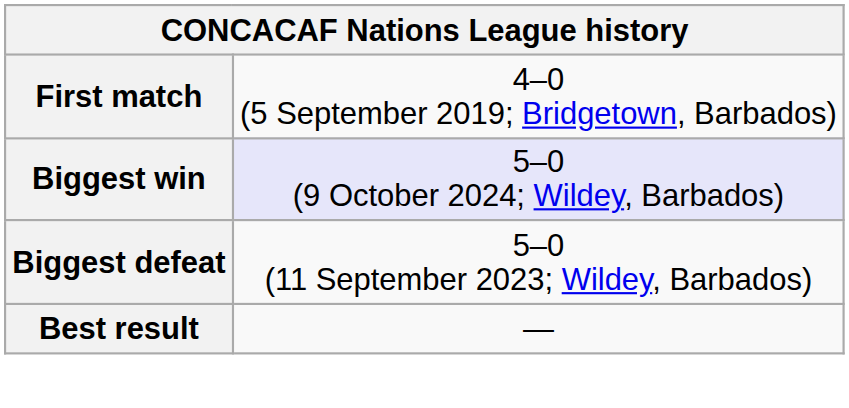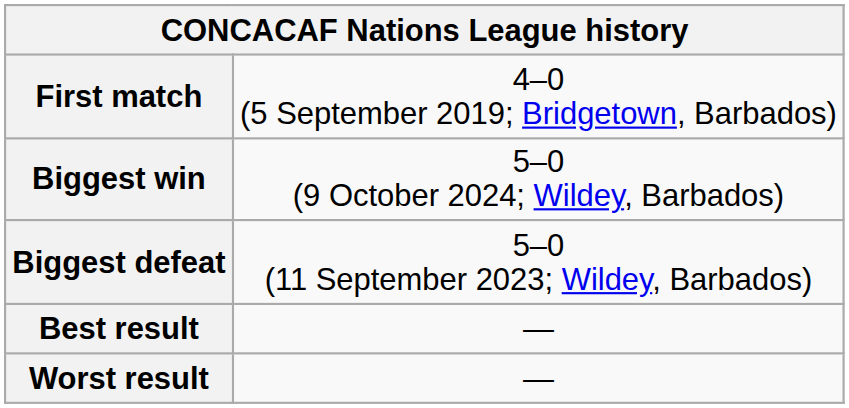(538, 179) lavender background -> (538, 179) no background
+ row: (119, 378)
